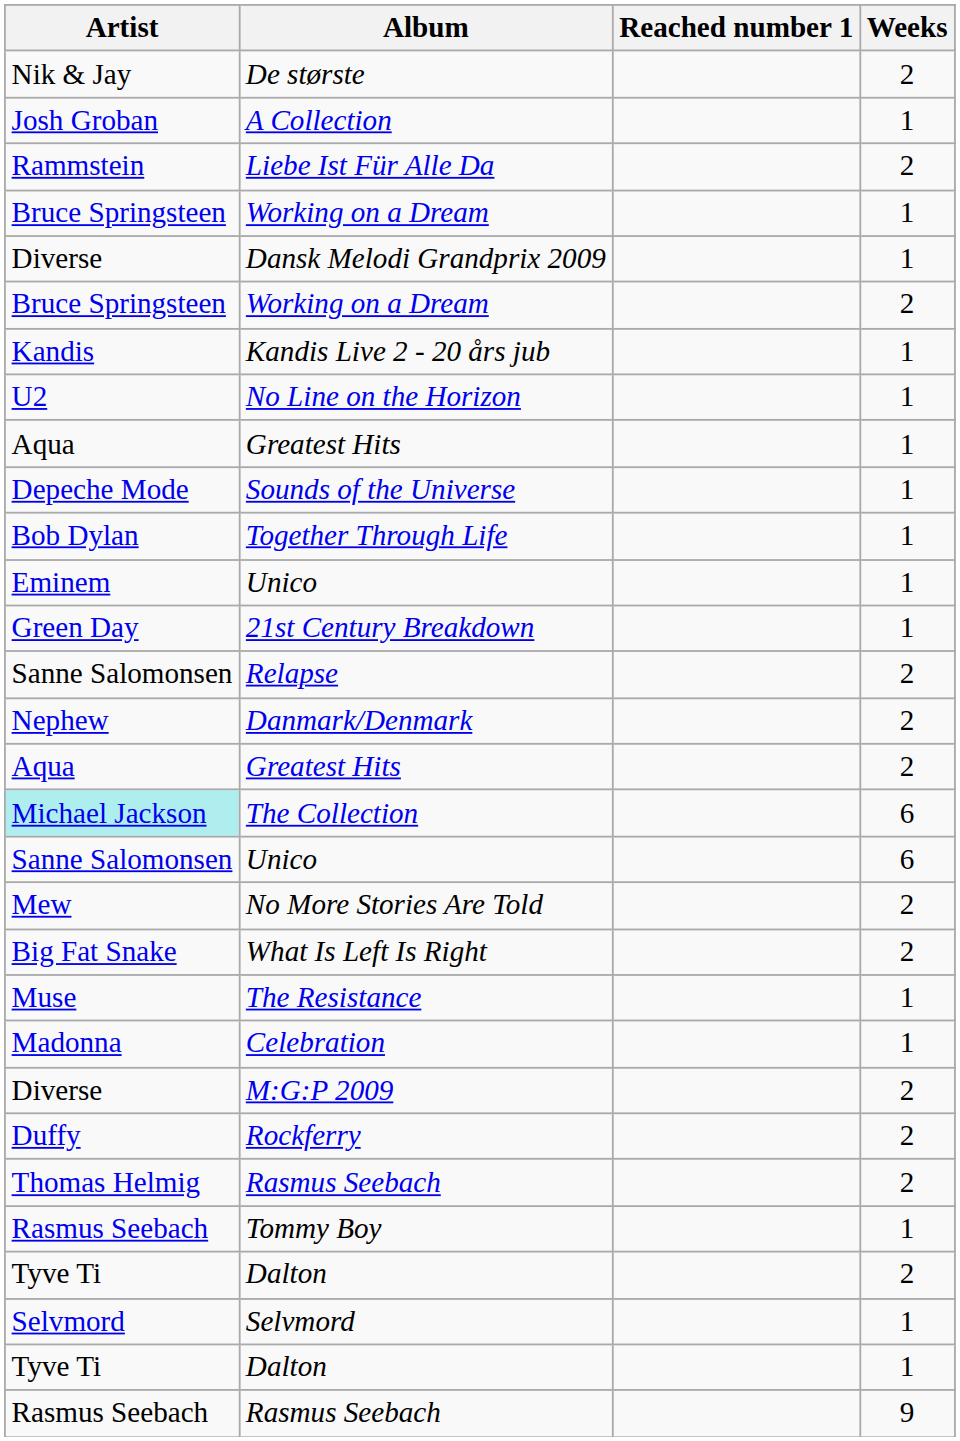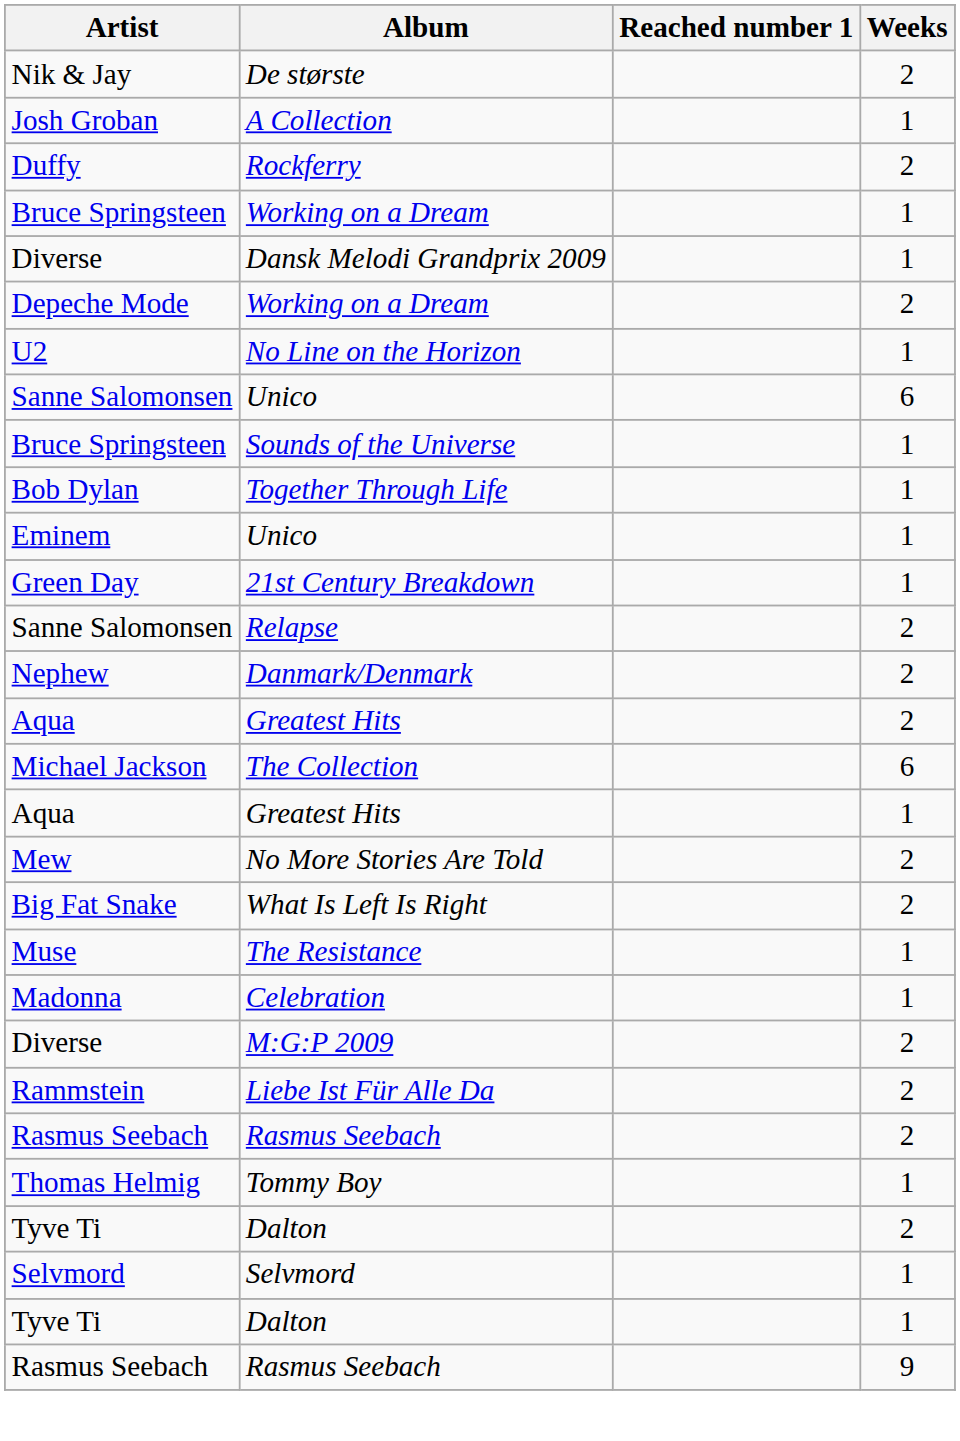rows swapped: (303, 1135) <-> (370, 166)
(119, 304) Bruce Springsteen -> (100, 304) Depeche Mode
- row: (398, 350)
rows swapped: (281, 858) <-> (323, 443)
(100, 489) Depeche Mode -> (119, 443) Bruce Springsteen
(109, 812) paleturquoise background -> (109, 766) no background
(106, 1182) Thomas Helmig -> (110, 1135) Rasmus Seebach
(110, 1228) Rasmus Seebach -> (106, 1182) Thomas Helmig
